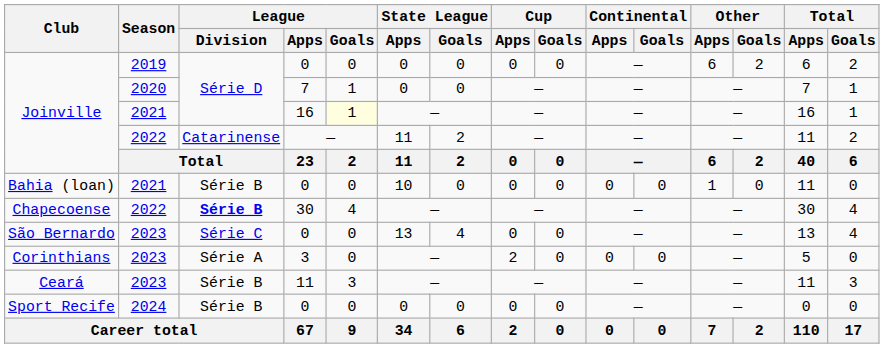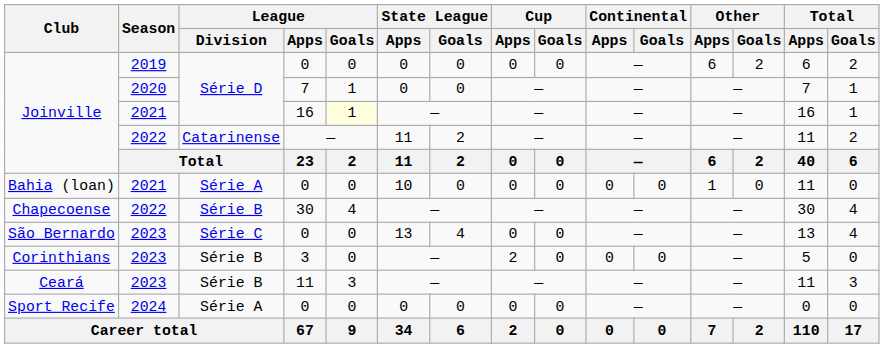(231, 186) Série B -> (231, 186) Série A
(231, 210) bold -> (231, 210) normal
(231, 258) Série A -> (231, 258) Série B
(231, 306) Série B -> (231, 306) Série A
